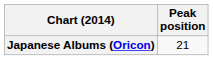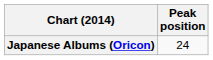(183, 45) 21 -> (183, 45) 24
